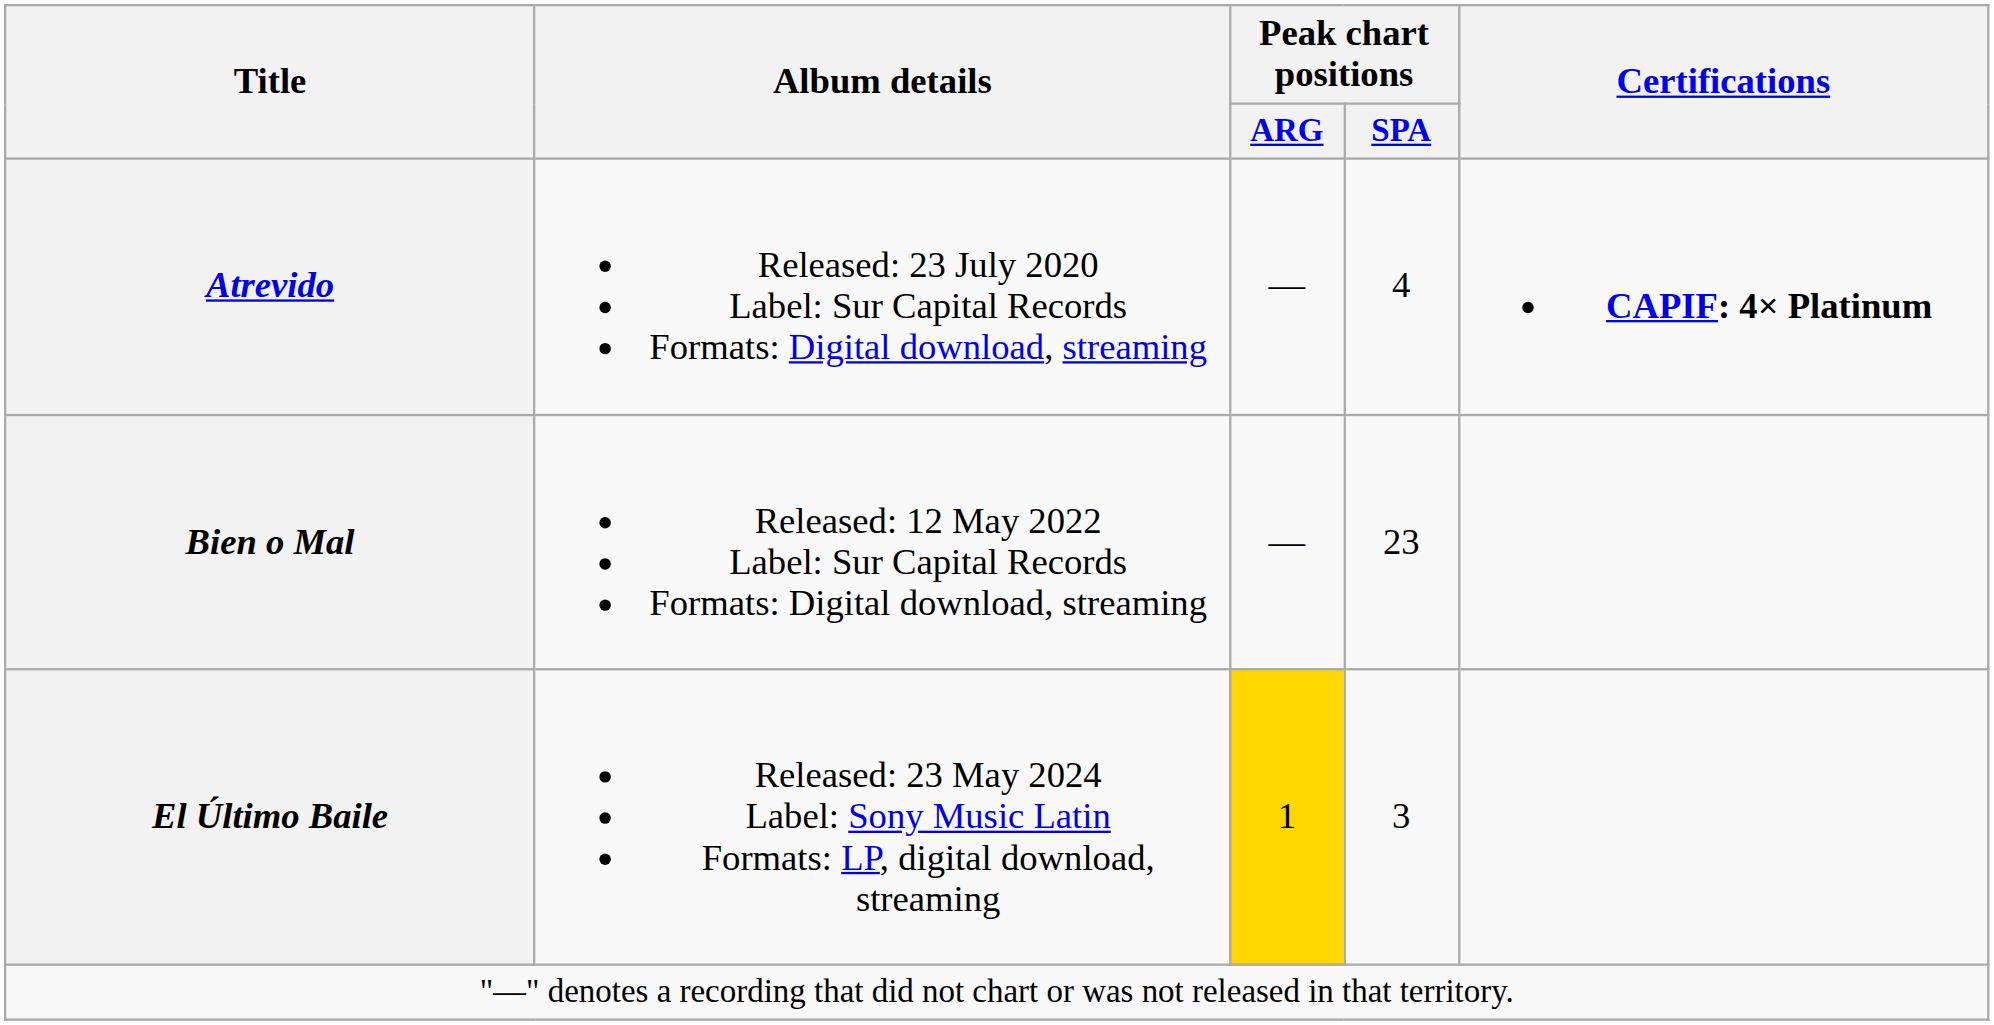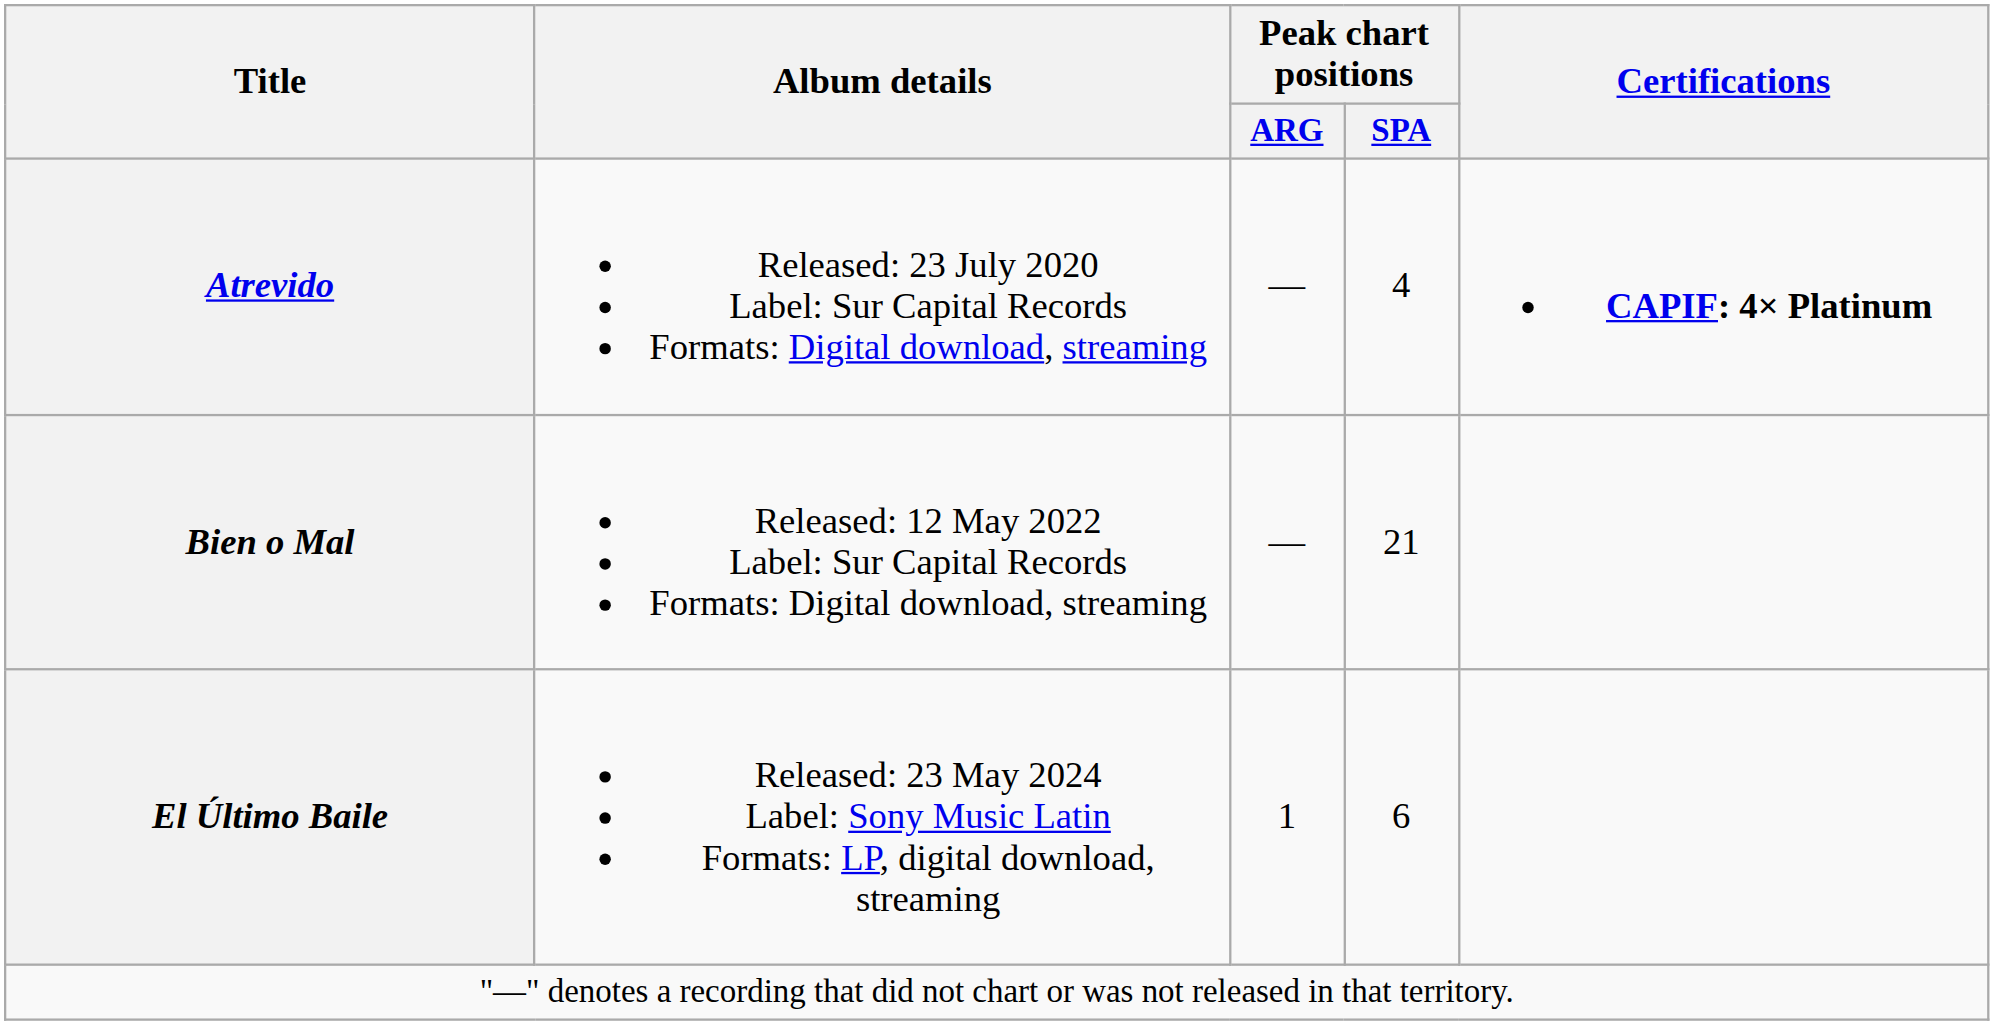(1401, 540) 23 -> (1401, 540) 21
(1287, 816) gold background -> (1287, 816) no background
(1401, 816) 3 -> (1401, 816) 6
